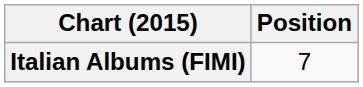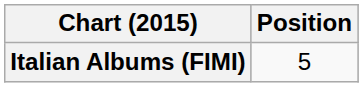(304, 61) 7 -> (304, 61) 5
